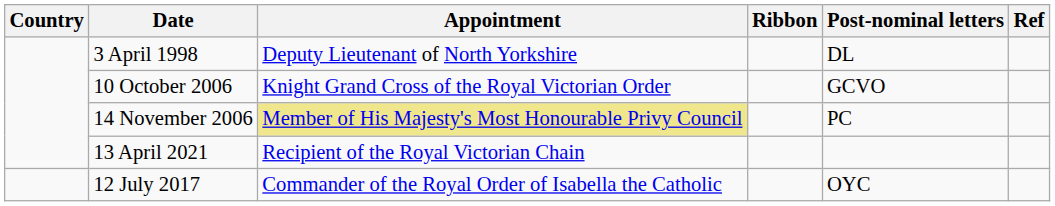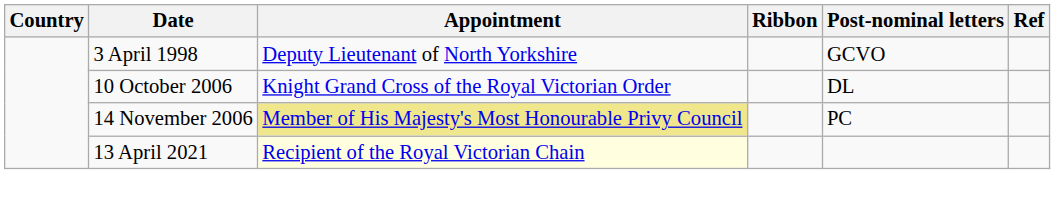(841, 53) DL -> (856, 53) GCVO
(856, 86) GCVO -> (841, 86) DL
(423, 151) no background -> (423, 151) lightyellow background
- row: (147, 184)
